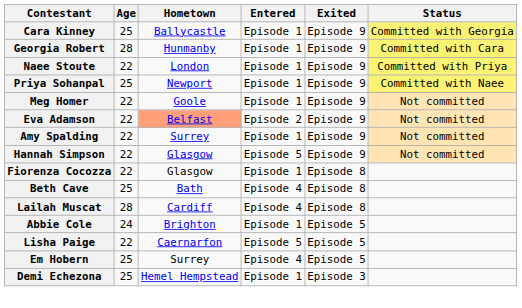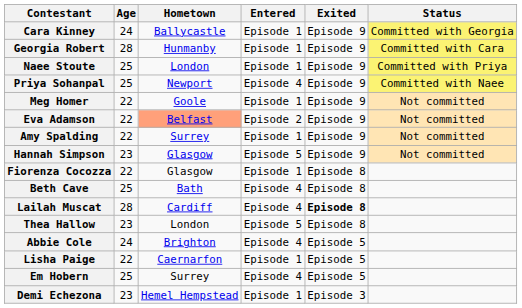(126, 31) 25 -> (126, 31) 24
(126, 66) 22 -> (126, 66) 25
(273, 84) Episode 1 -> (273, 84) Episode 4
(126, 154) 22 -> (126, 154) 23
(336, 207) normal -> (336, 207) bold
+ row: (59, 224)
(273, 224) Episode 1 -> (273, 242) Episode 4
(273, 242) Episode 5 -> (273, 259) Episode 1
(126, 277) 25 -> (126, 295) 23
